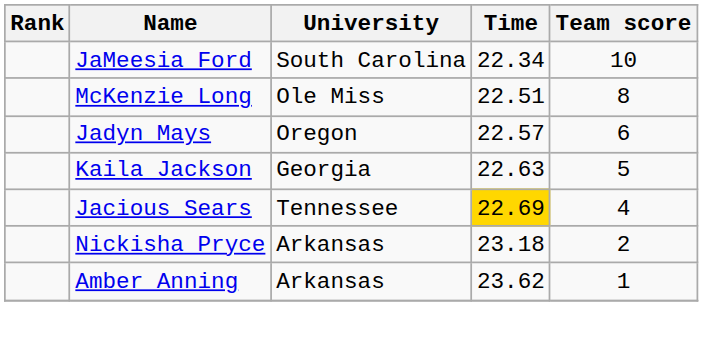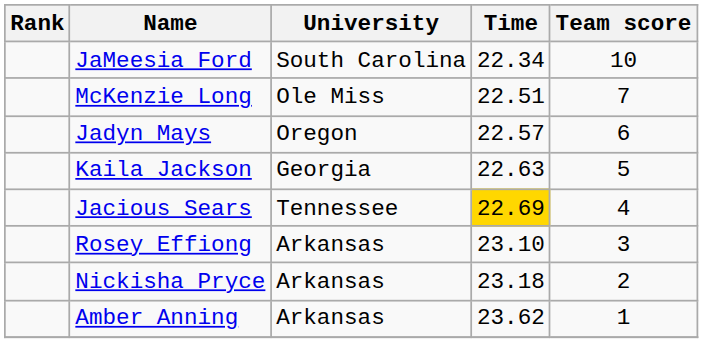(623, 97) 8 -> (623, 97) 7
+ row: (164, 245)
